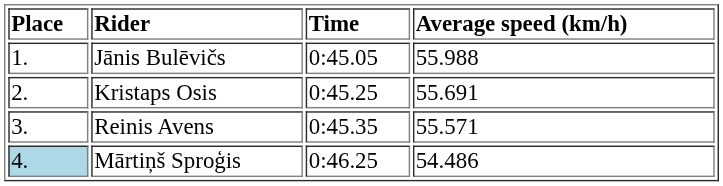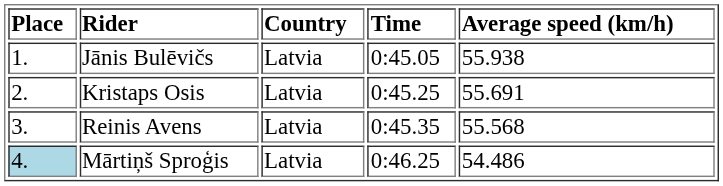+ column: (305, 23)
(447, 58) 55.988 -> (493, 58) 55.938
(447, 126) 55.571 -> (493, 126) 55.568
